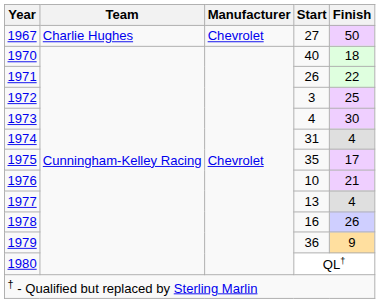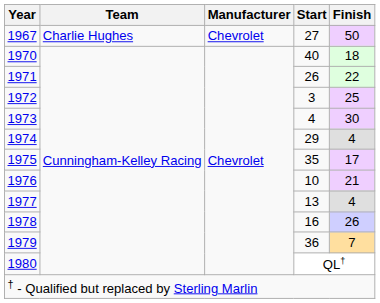(312, 139) 31 -> (312, 139) 29
(352, 243) 9 -> (352, 243) 7
